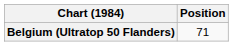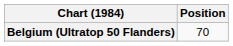(203, 31) 71 -> (203, 31) 70
